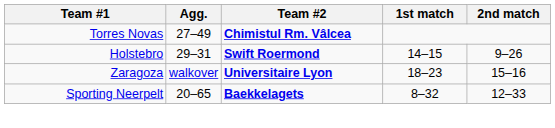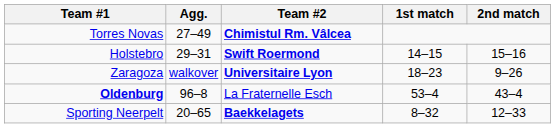(509, 53) 9–26 -> (509, 53) 15–16
(509, 73) 15–16 -> (509, 73) 9–26
+ row: (132, 93)
